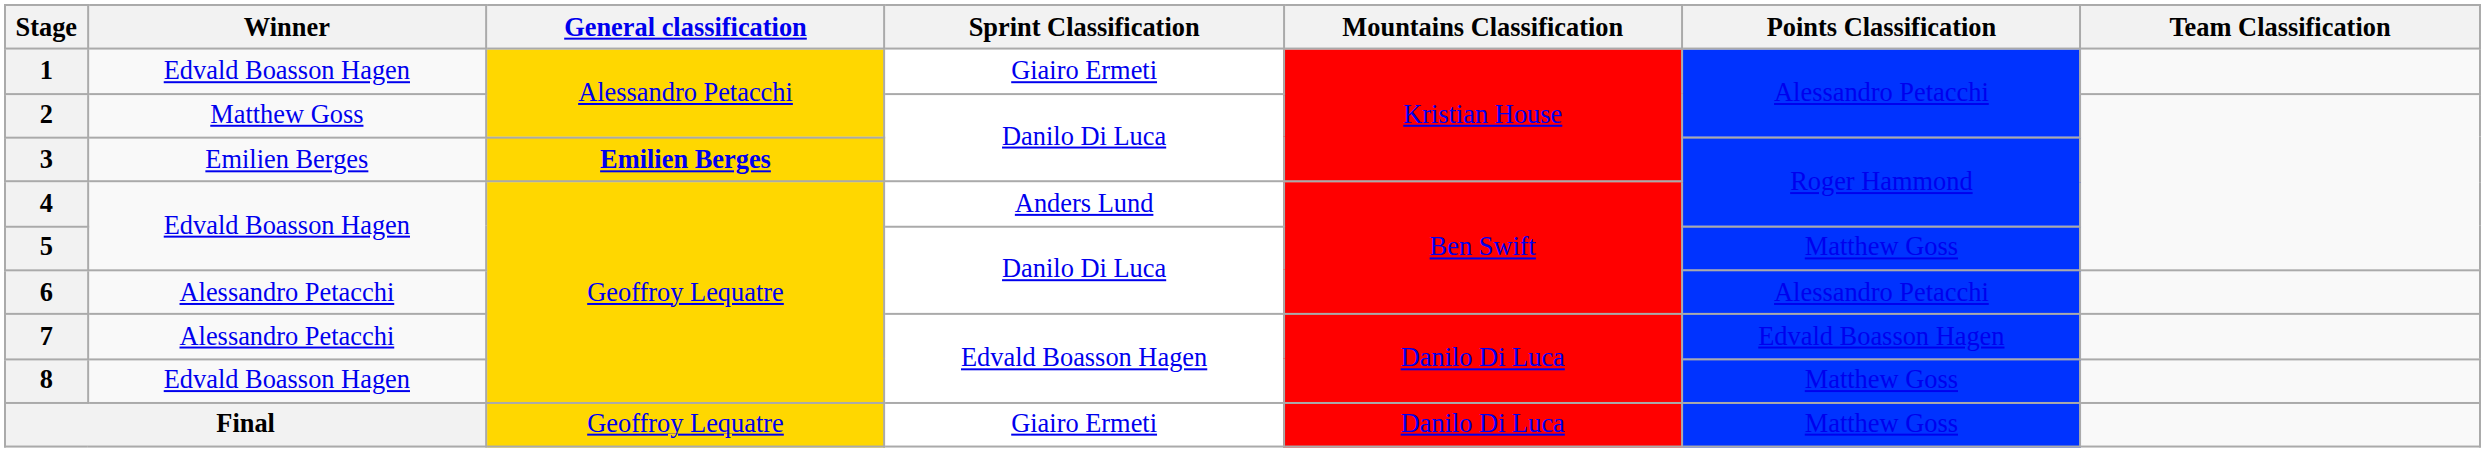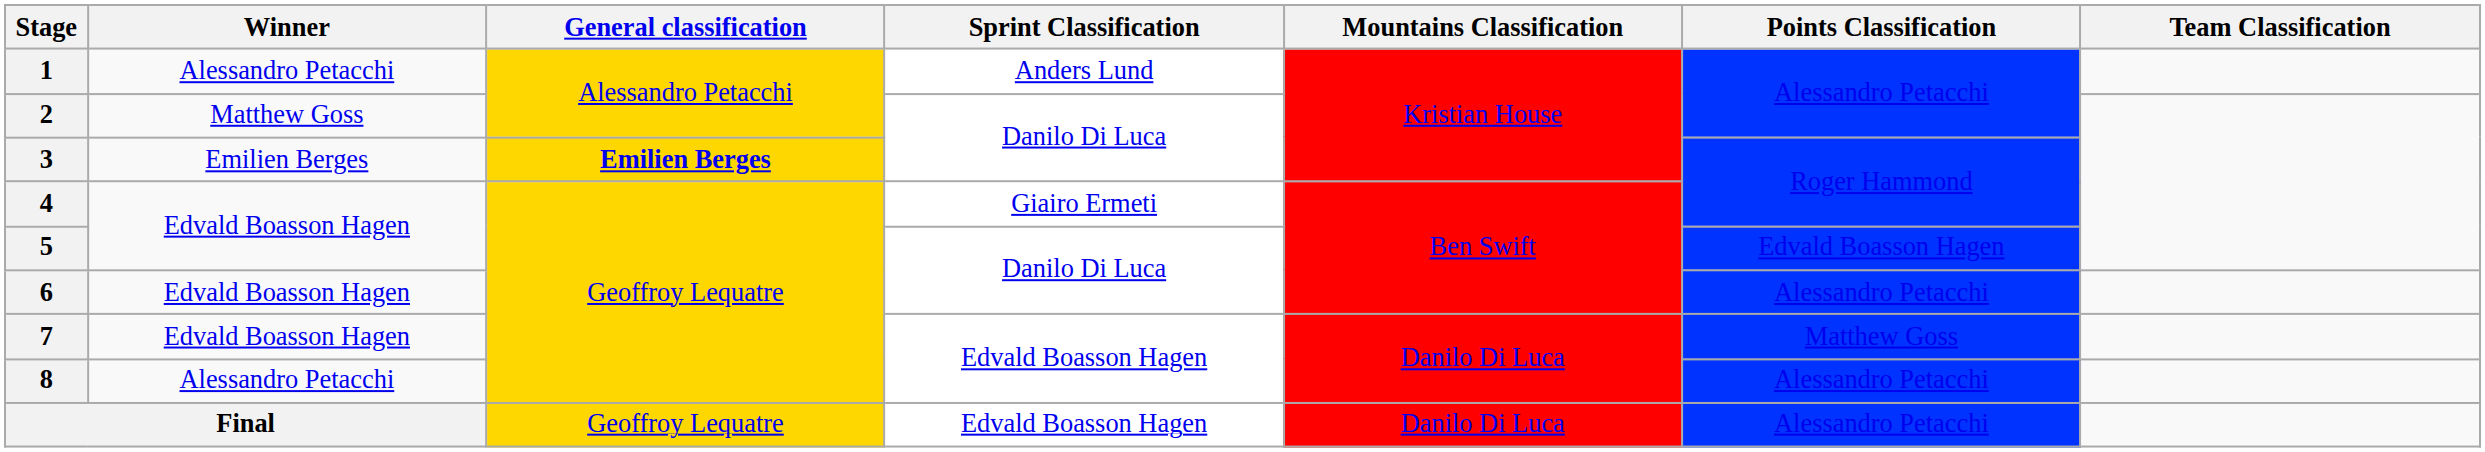(287, 71) Edvald Boasson Hagen -> (287, 71) Alessandro Petacchi
(1084, 71) Giairo Ermeti -> (1084, 71) Anders Lund
(1084, 203) Anders Lund -> (1084, 203) Giairo Ermeti
(1881, 247) Matthew Goss -> (1881, 247) Edvald Boasson Hagen
(287, 291) Alessandro Petacchi -> (287, 291) Edvald Boasson Hagen
(287, 336) Alessandro Petacchi -> (287, 336) Edvald Boasson Hagen
(1881, 336) Edvald Boasson Hagen -> (1881, 336) Matthew Goss
(287, 380) Edvald Boasson Hagen -> (287, 380) Alessandro Petacchi
(1881, 380) Matthew Goss -> (1881, 380) Alessandro Petacchi
(1084, 424) Giairo Ermeti -> (1084, 424) Edvald Boasson Hagen
(1881, 424) Matthew Goss -> (1881, 424) Alessandro Petacchi
